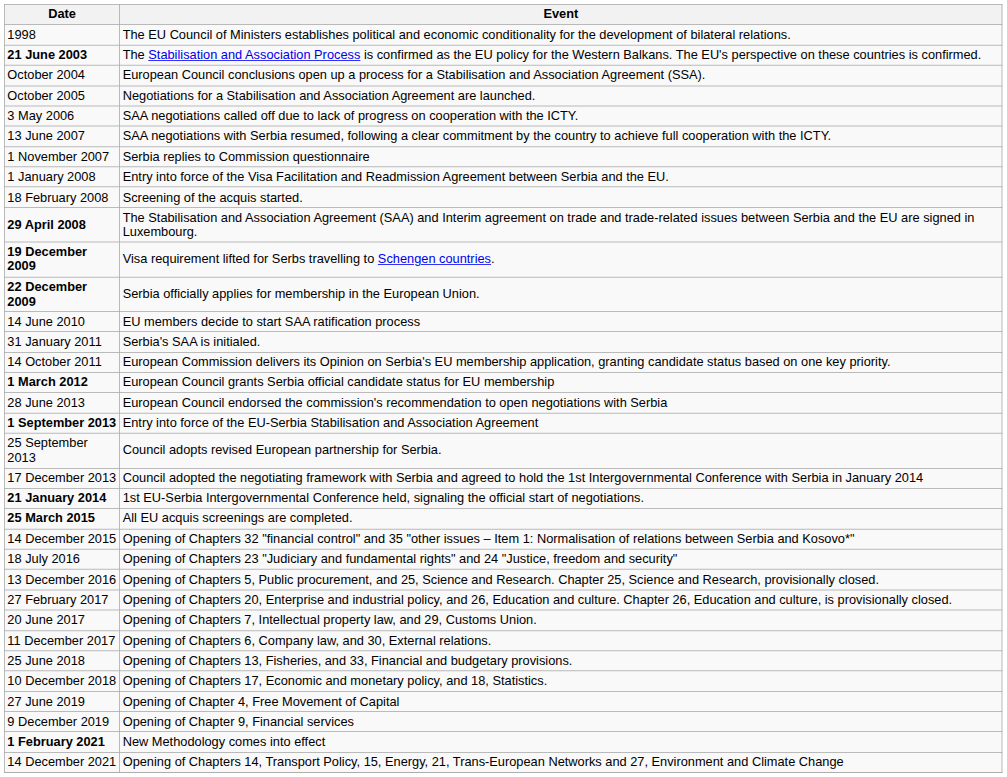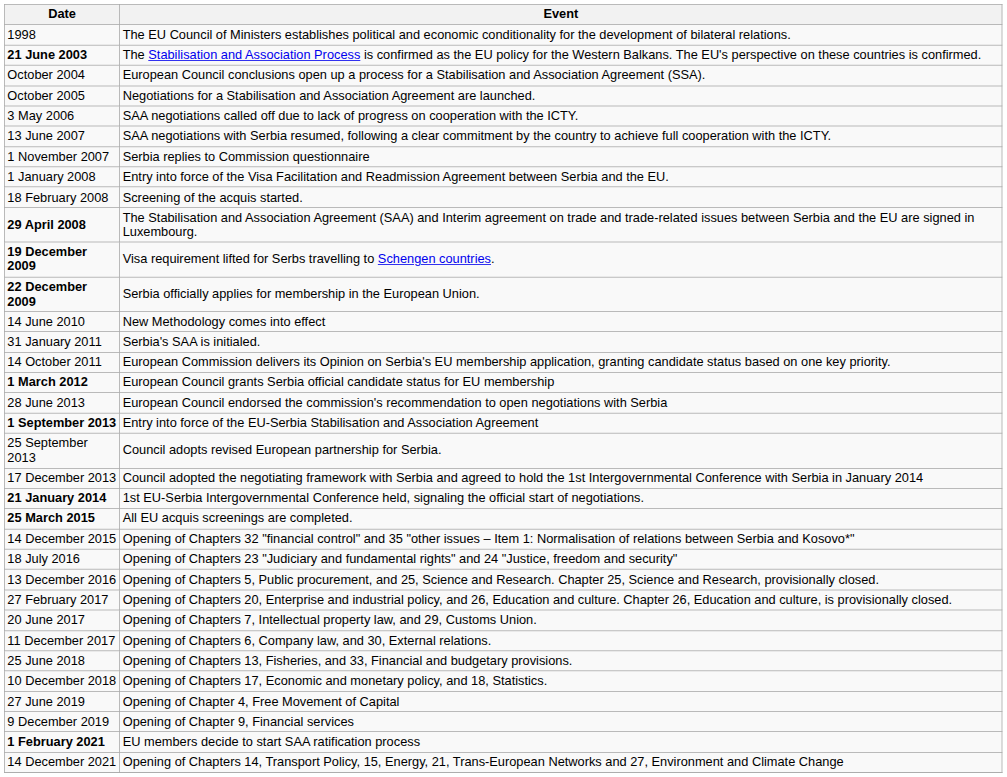(271, 321) EU members decide to start SAA ratification process -> (224, 321) New Methodology comes into effect
(224, 742) New Methodology comes into effect -> (271, 742) EU members decide to start SAA ratification process
